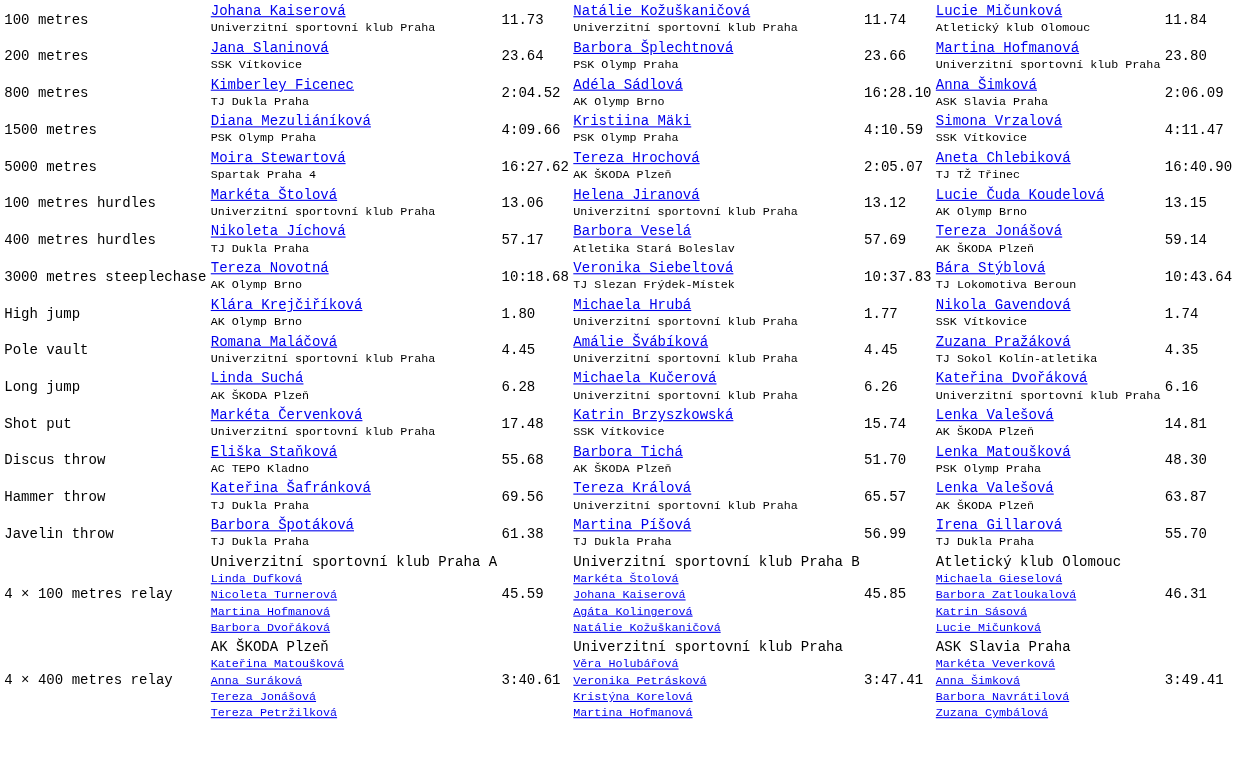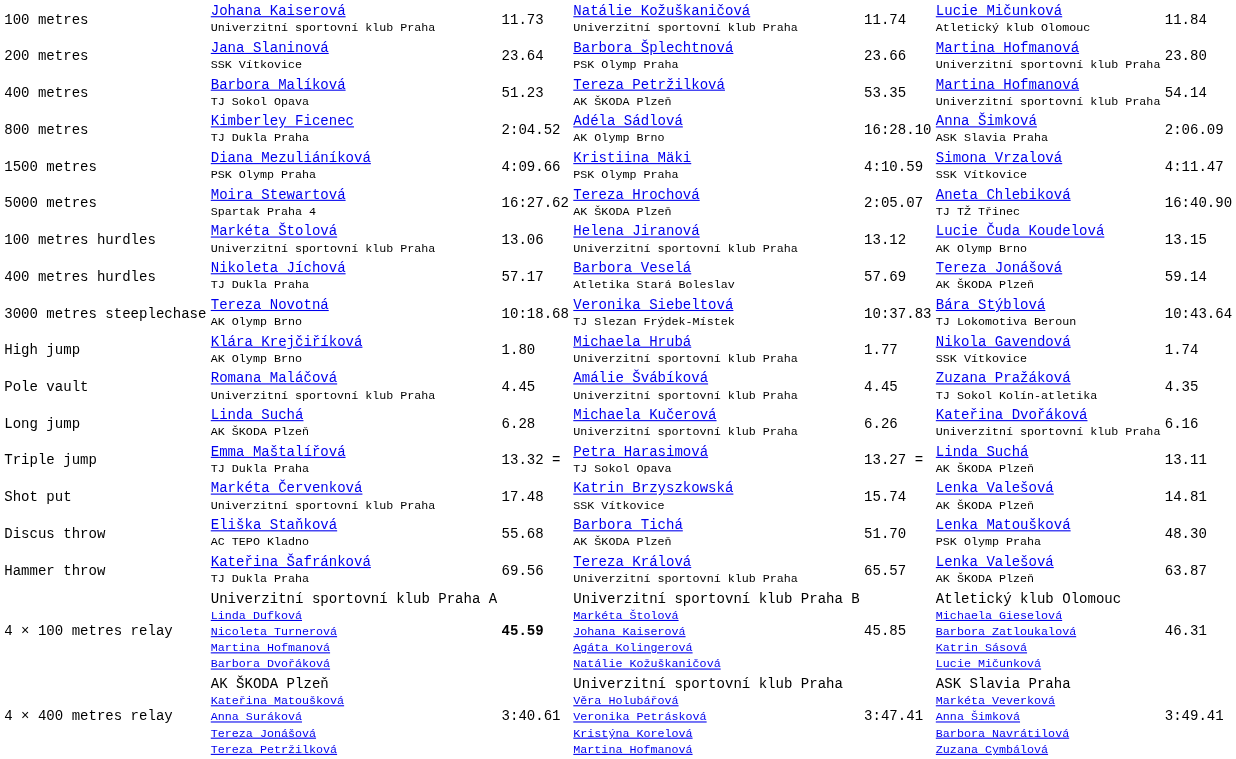+ row: (46, 93)
+ row: (51, 460)
- row: (59, 534)
(523, 595) normal -> (523, 631) bold
